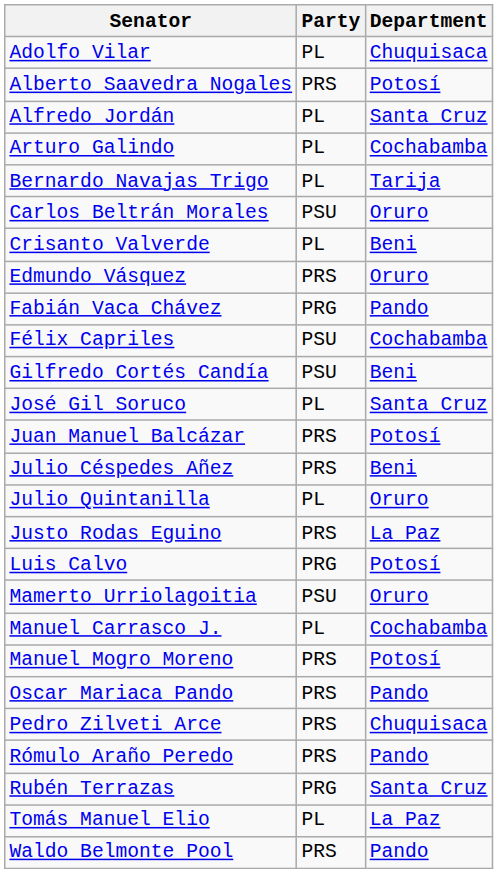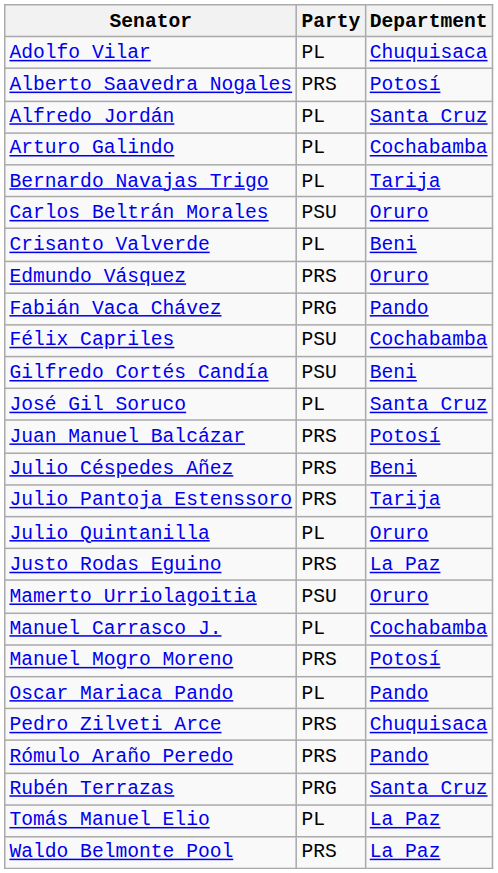+ row: (151, 501)
- row: (68, 565)
(319, 693) PRS -> (313, 693) PL
(399, 853) Pando -> (405, 853) La Paz
